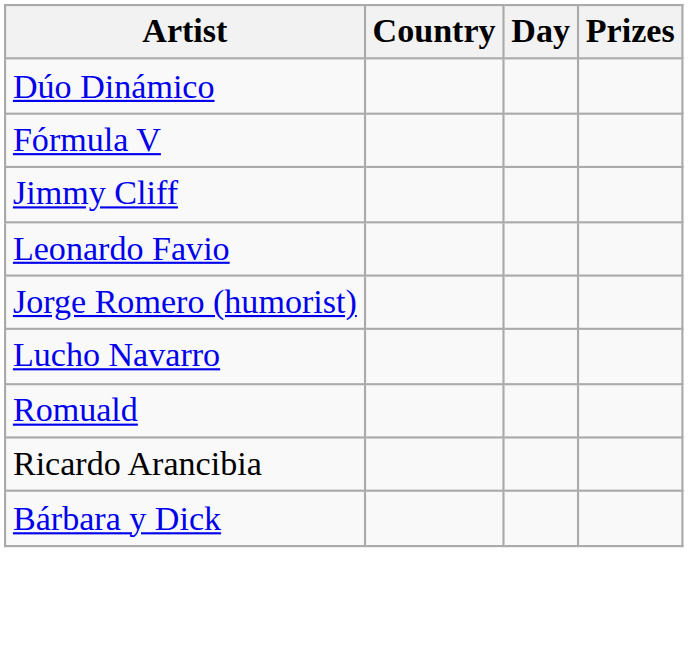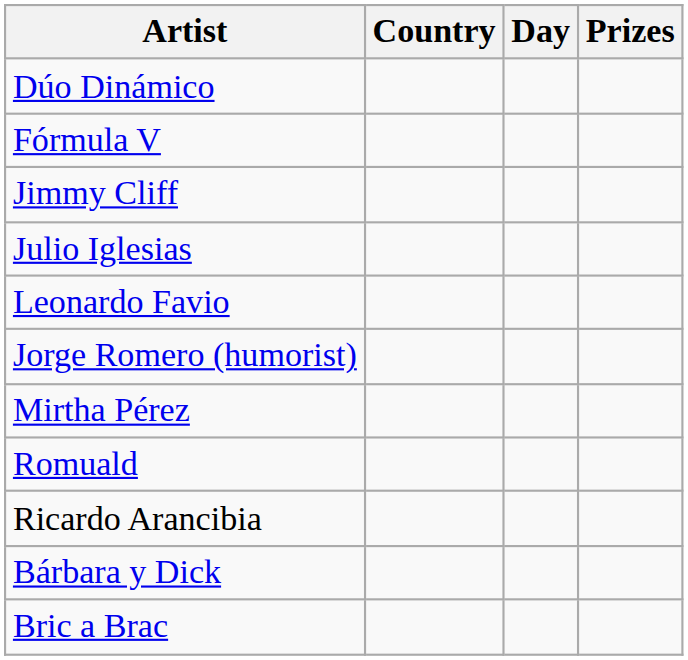+ row: (102, 247)
- row: (117, 355)
+ row: (101, 409)
+ row: (91, 626)
